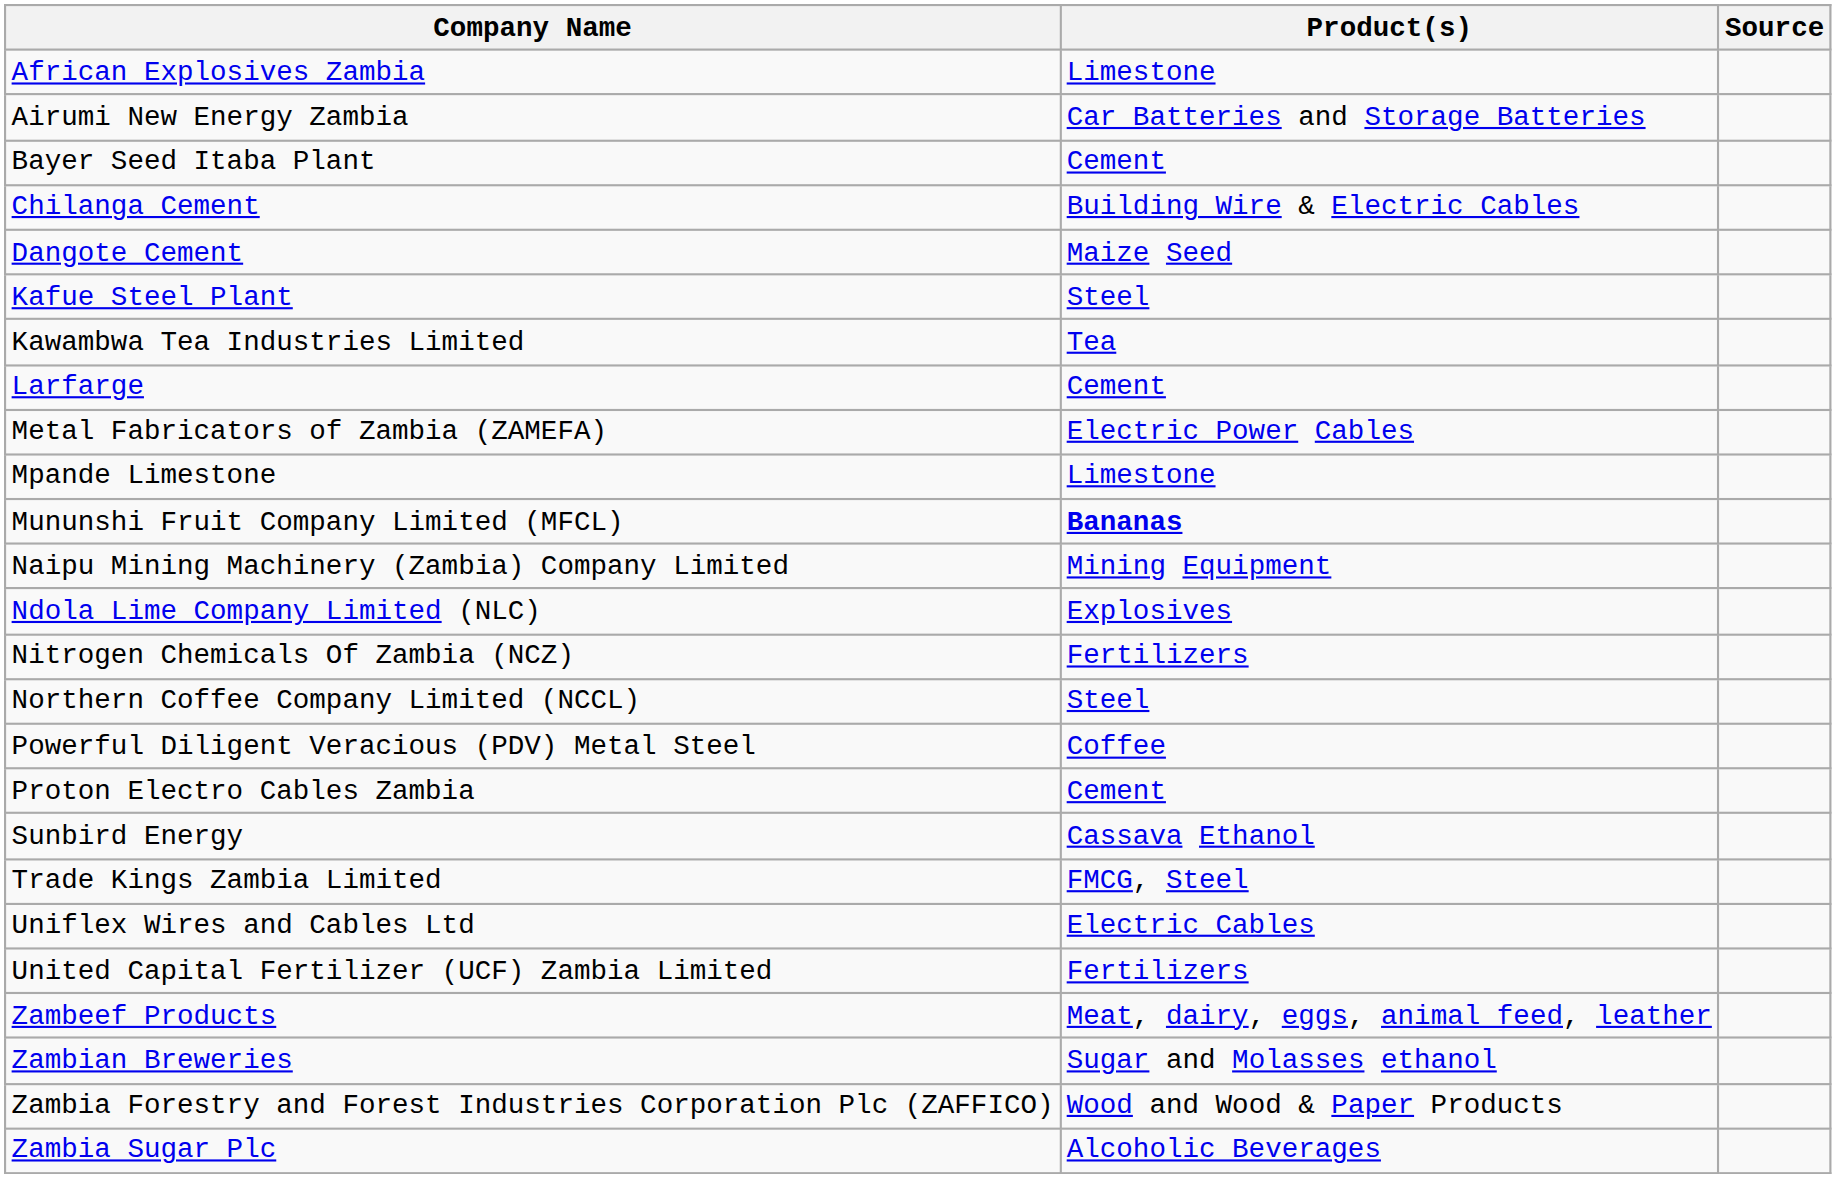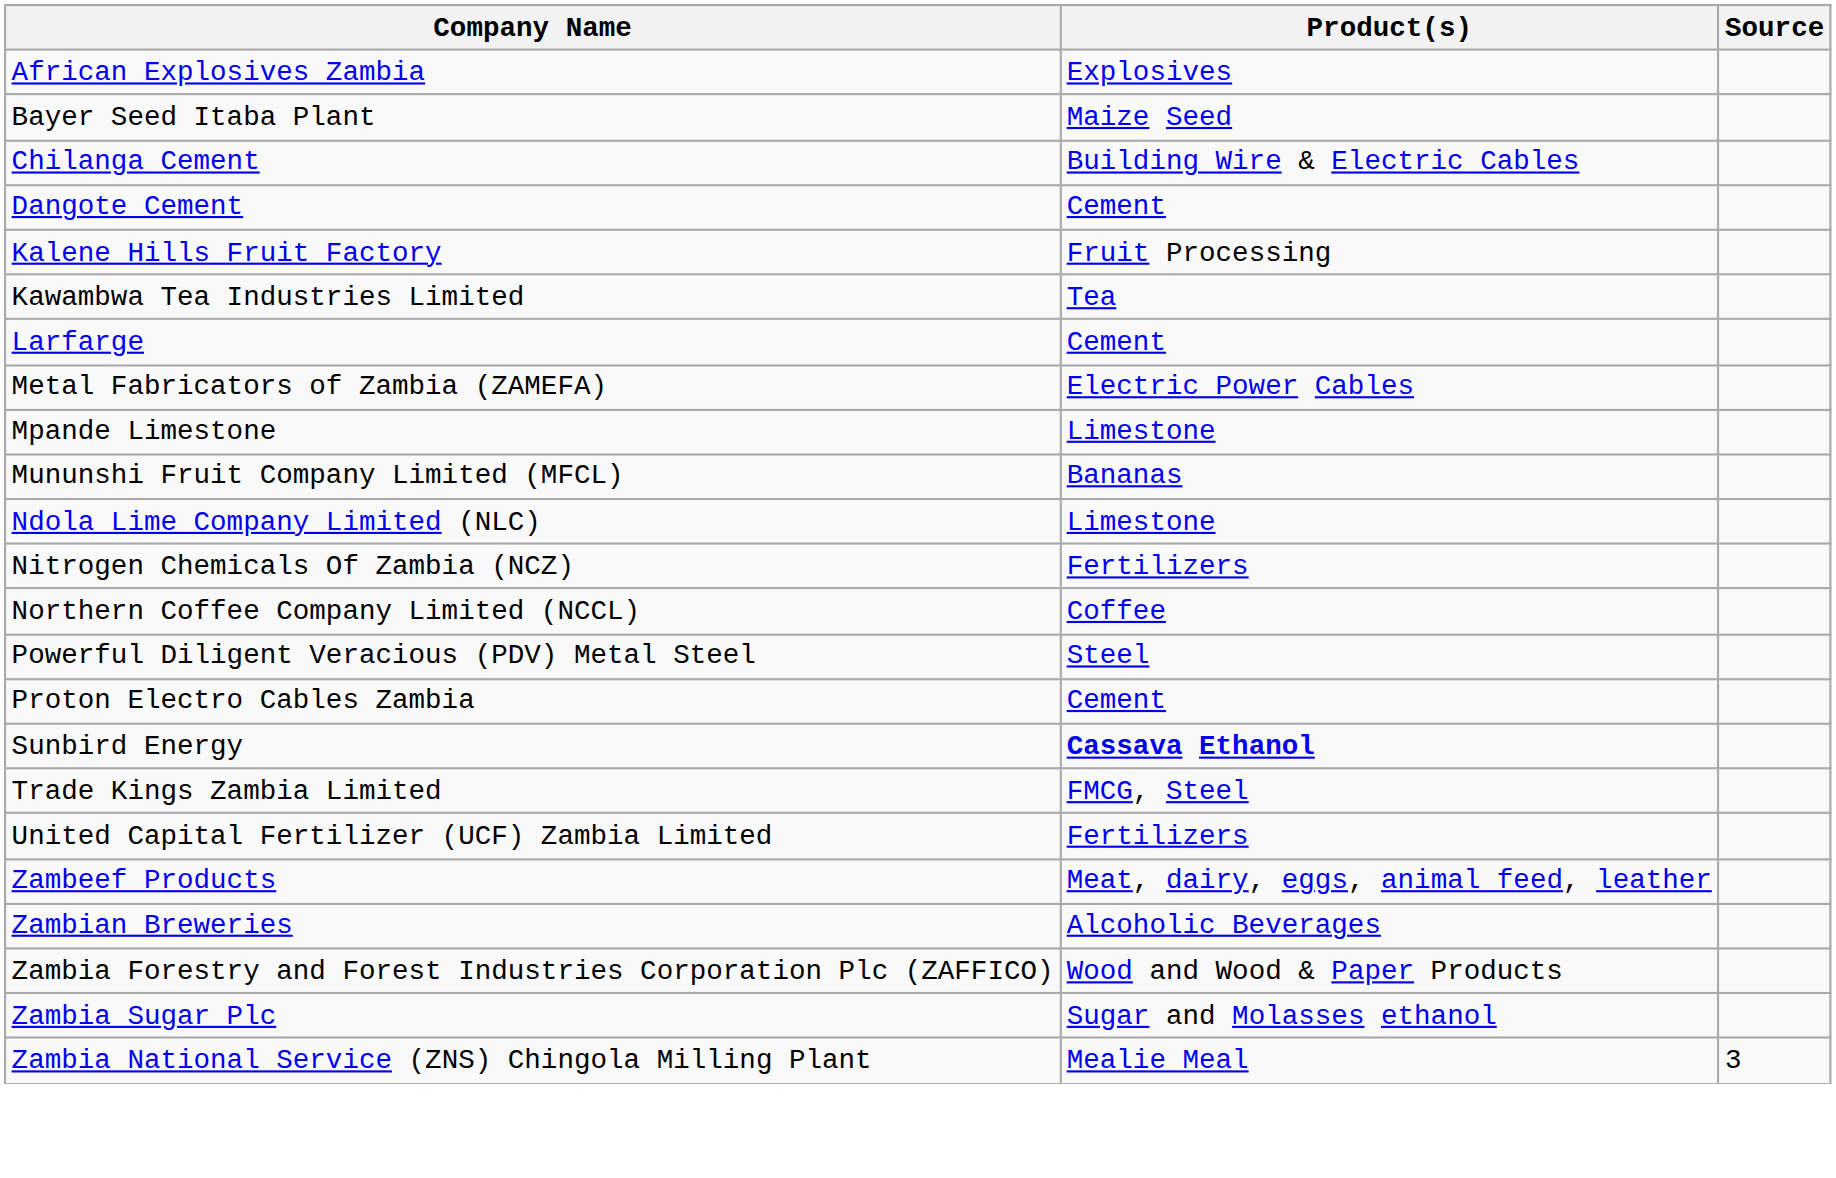(1141, 72) Limestone -> (1149, 72) Explosives
- row: (210, 117)
(1116, 162) Cement -> (1149, 117) Maize Seed
(1149, 252) Maize Seed -> (1116, 207) Cement
- row: (152, 297)
+ row: (227, 252)
(1125, 522) bold -> (1125, 477) normal
- row: (400, 567)
(1149, 611) Explosives -> (1141, 522) Limestone
(1108, 701) Steel -> (1116, 611) Coffee
(1116, 746) Coffee -> (1108, 656) Steel
(1191, 836) normal -> (1191, 746) bold
- row: (243, 926)
(1282, 1061) Sugar and Molasses ethanol -> (1224, 926) Alcoholic Beverages
(1224, 1150) Alcoholic Beverages -> (1282, 1016) Sugar and Molasses ethanol
+ row: (442, 1061)
